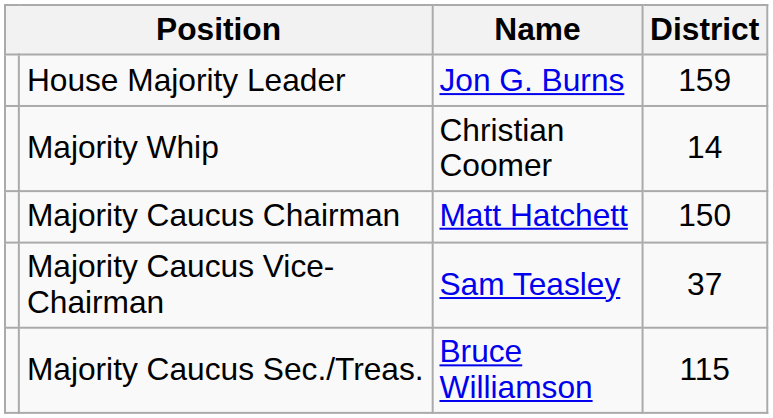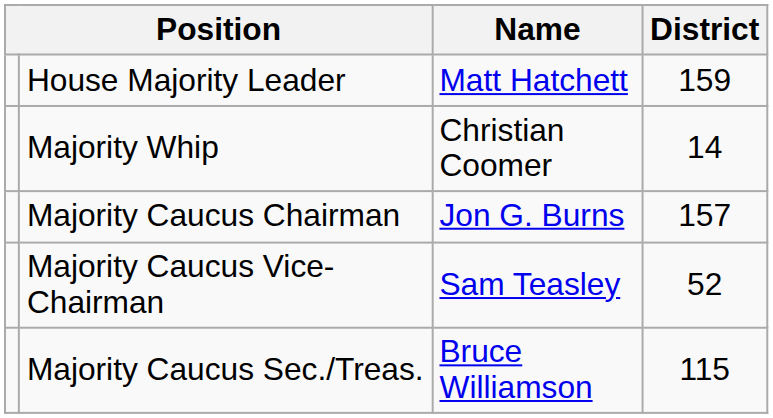(532, 79) Jon G. Burns -> (534, 79) Matt Hatchett
(534, 215) Matt Hatchett -> (532, 215) Jon G. Burns
(705, 215) 150 -> (705, 215) 157
(705, 284) 37 -> (705, 284) 52
